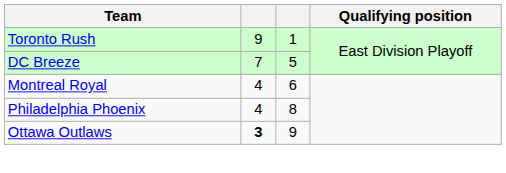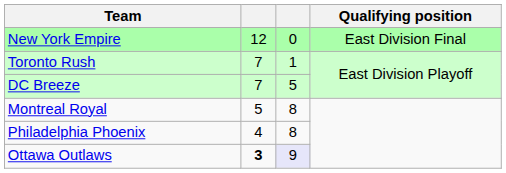+ row: (64, 39)
(258, 39) 9 -> (258, 62) 7
(258, 86) 4 -> (258, 109) 5
(293, 86) 6 -> (293, 109) 8
(293, 132) no background -> (293, 156) lavender background
